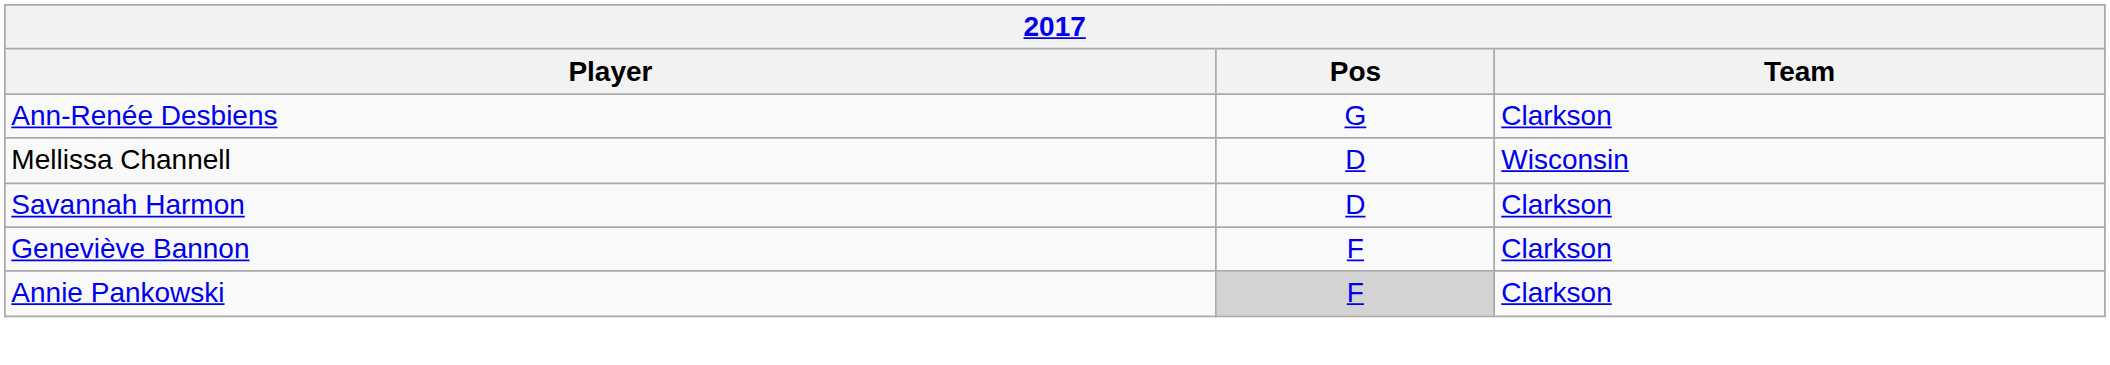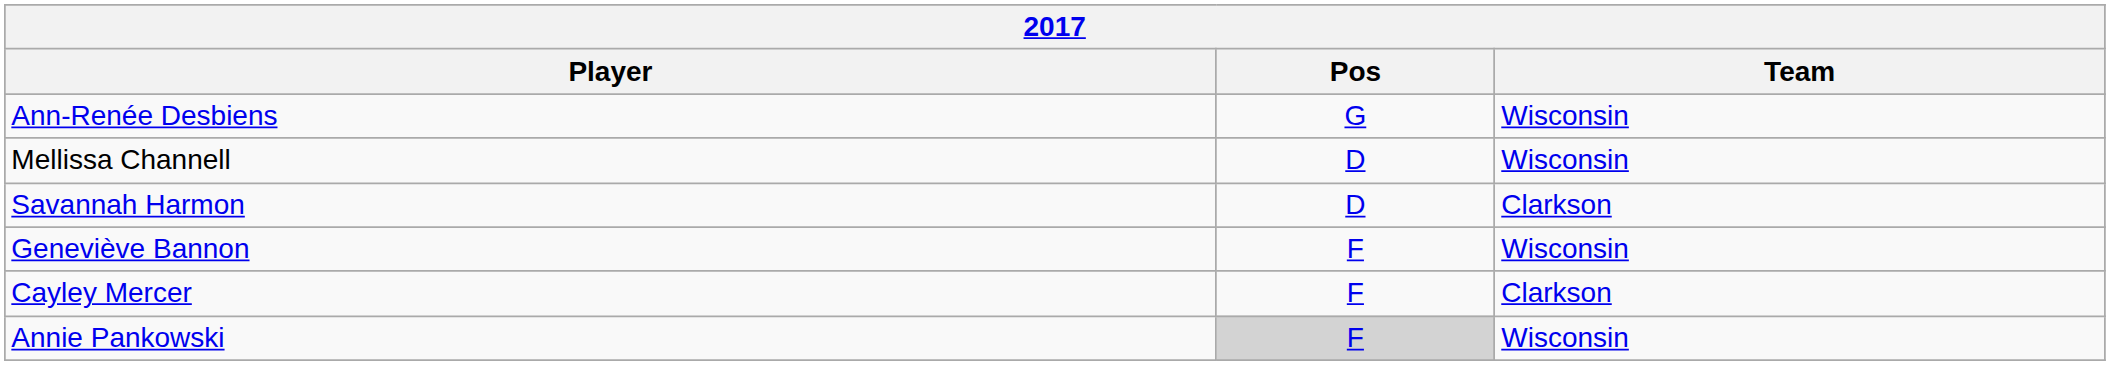(1557, 115) Clarkson -> (1565, 115) Wisconsin
(1557, 248) Clarkson -> (1565, 248) Wisconsin
+ row: (102, 293)
(1557, 293) Clarkson -> (1565, 337) Wisconsin
